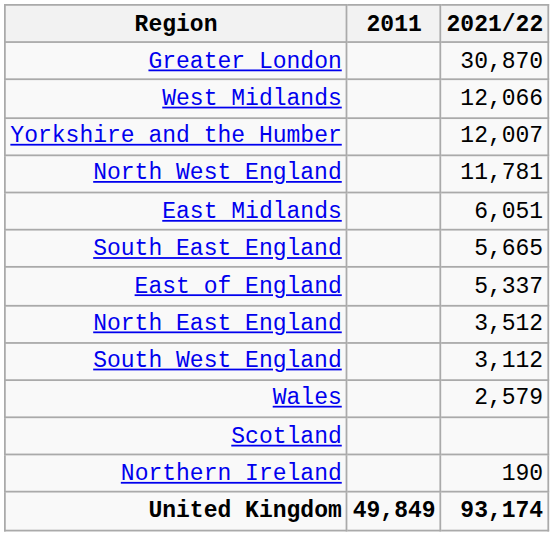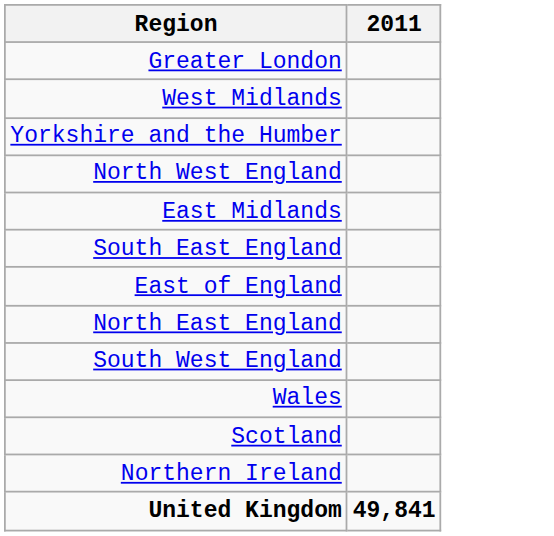- column: (495, 24)
(394, 511) 49,849 -> (394, 511) 49,841
